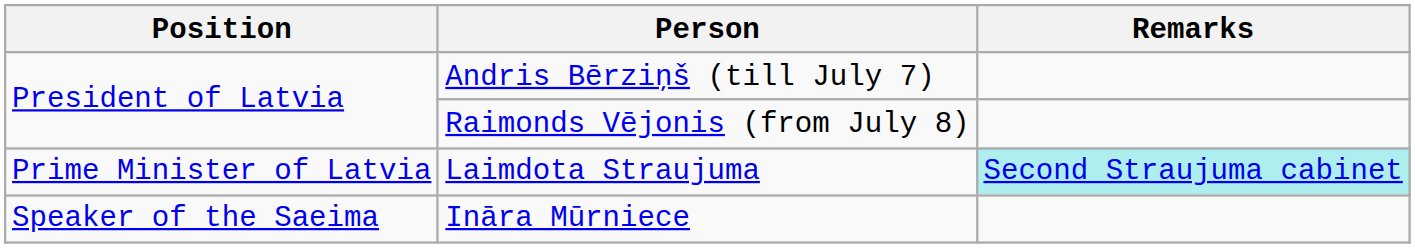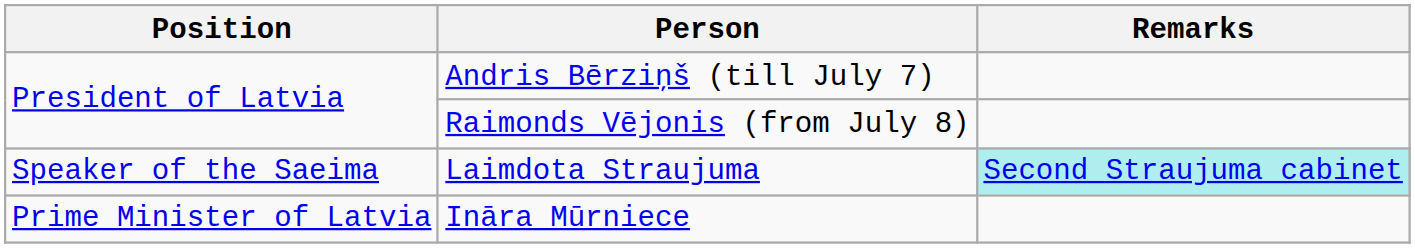(222, 171) Prime Minister of Latvia -> (196, 171) Speaker of the Saeima
(196, 219) Speaker of the Saeima -> (222, 219) Prime Minister of Latvia
